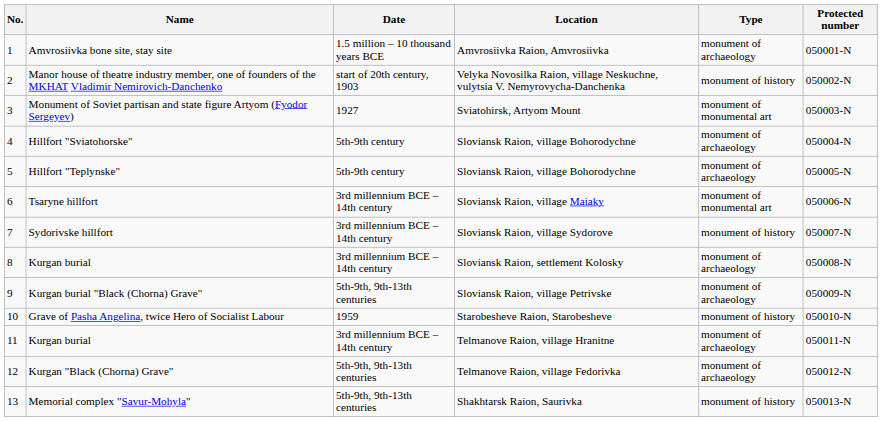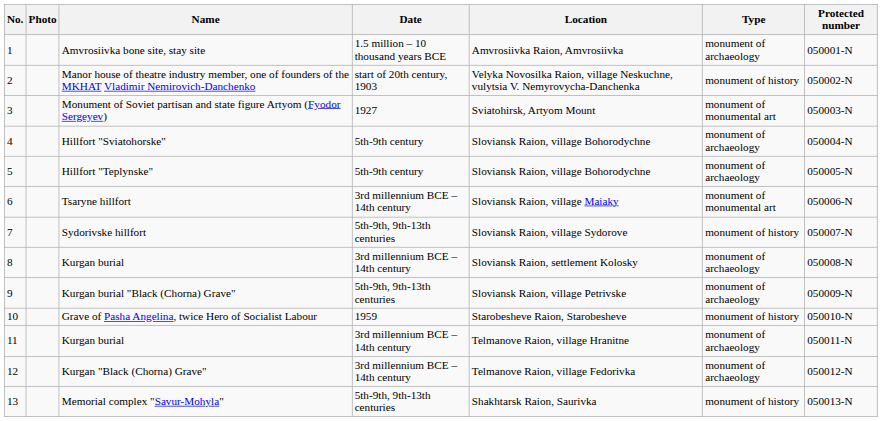+ column: (43, 19)
(387, 232) 3rd millennium BCE – 14th century -> (393, 232) 5th-9th, 9th-13th centuries
(374, 371) 5th-9th, 9th-13th centuries -> (406, 371) 3rd millennium BCE – 14th century
